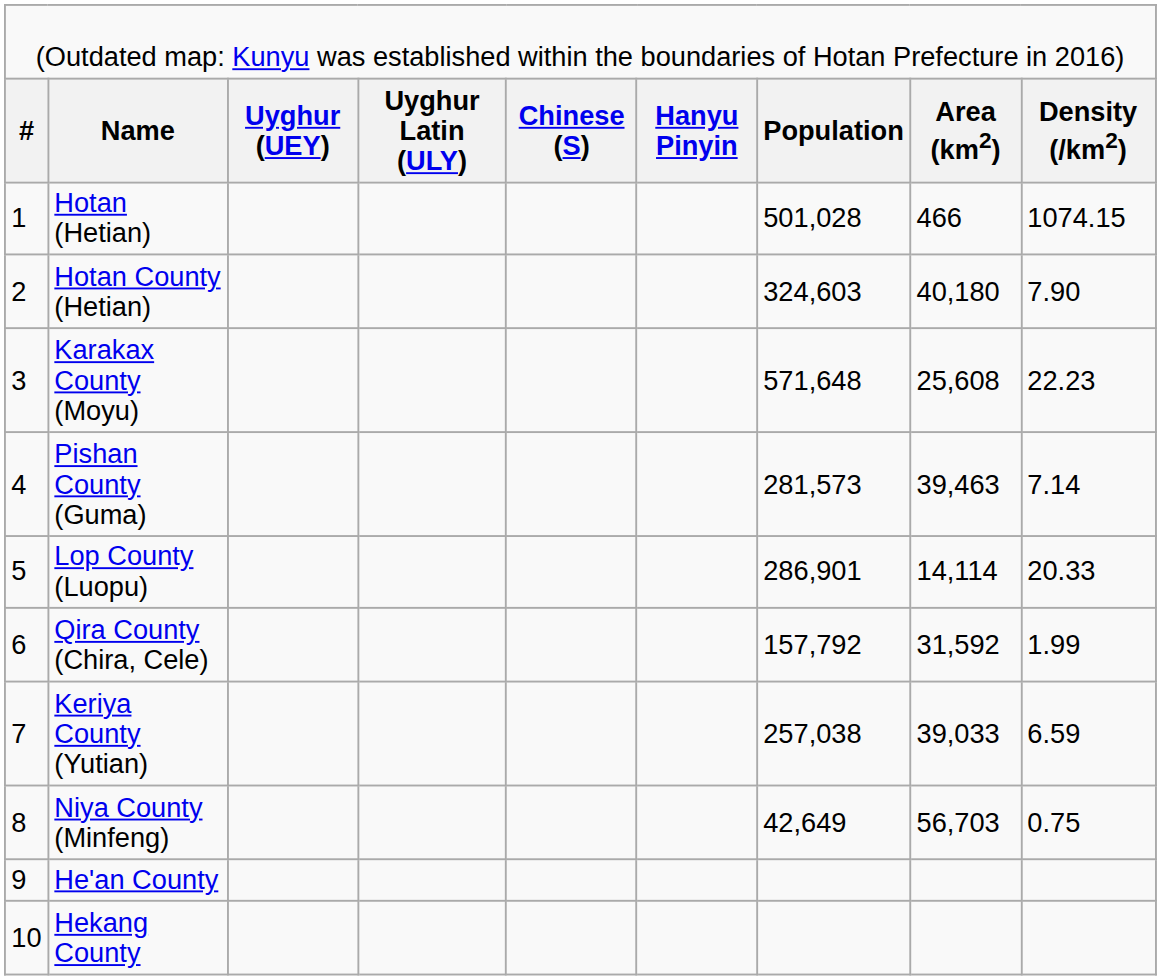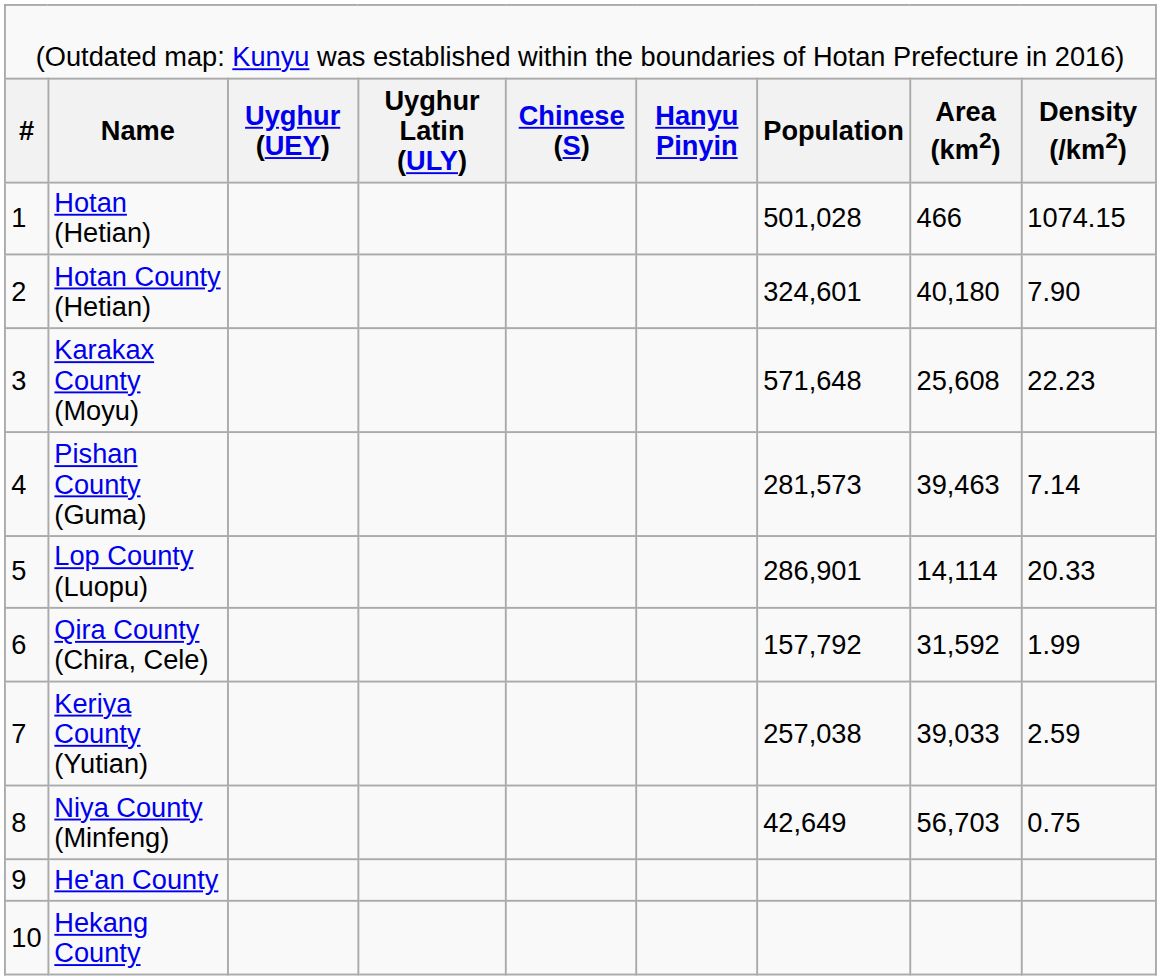(812, 292) 324,603 -> (812, 292) 324,601
(1054, 734) 6.59 -> (1054, 734) 2.59
